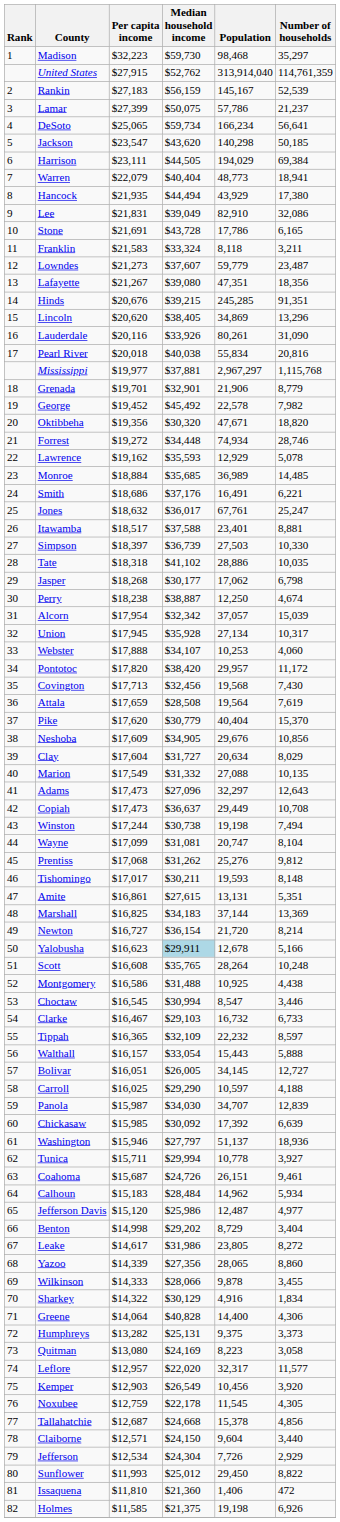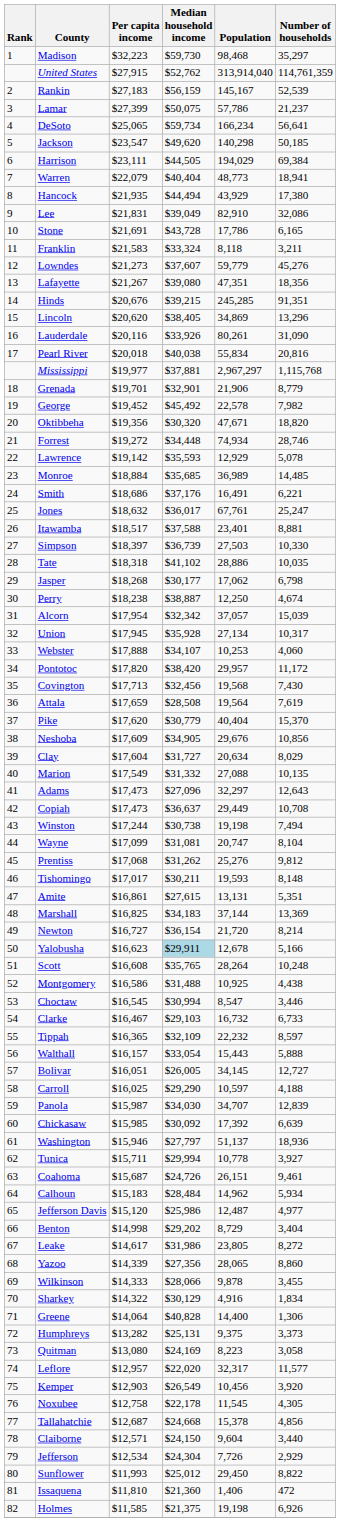(183, 143) $43,620 -> (183, 143) $49,620
(293, 265) 23,487 -> (293, 265) 45,276
(130, 458) $19,162 -> (130, 458) $19,142
(290, 1316) 4,306 -> (290, 1316) 1,306
(130, 1403) $12,759 -> (130, 1403) $12,758
